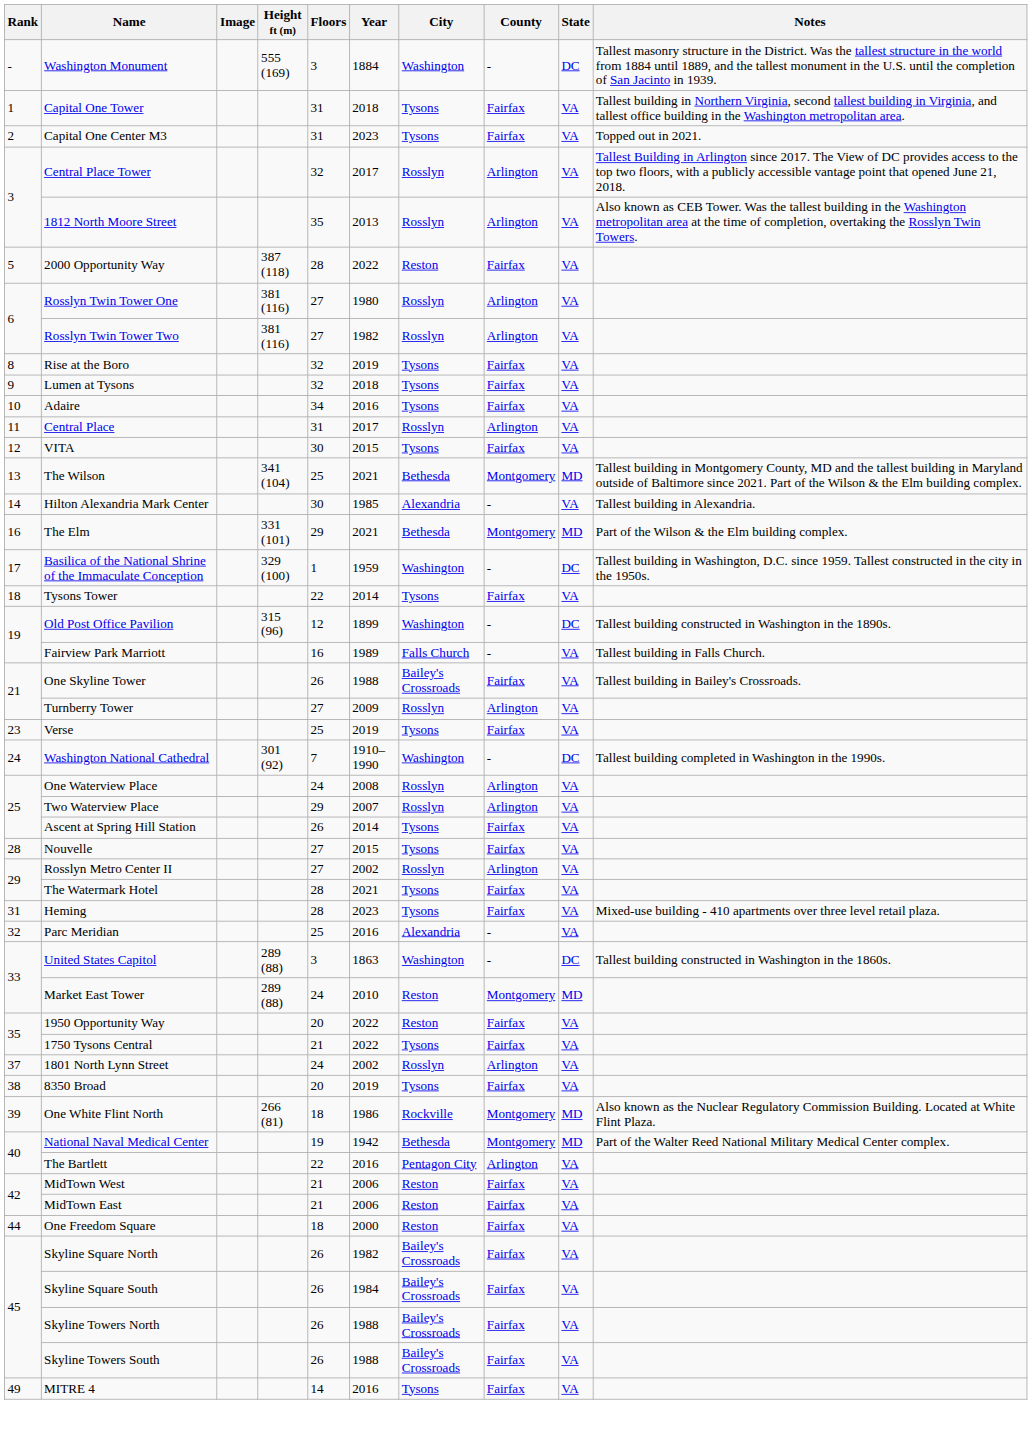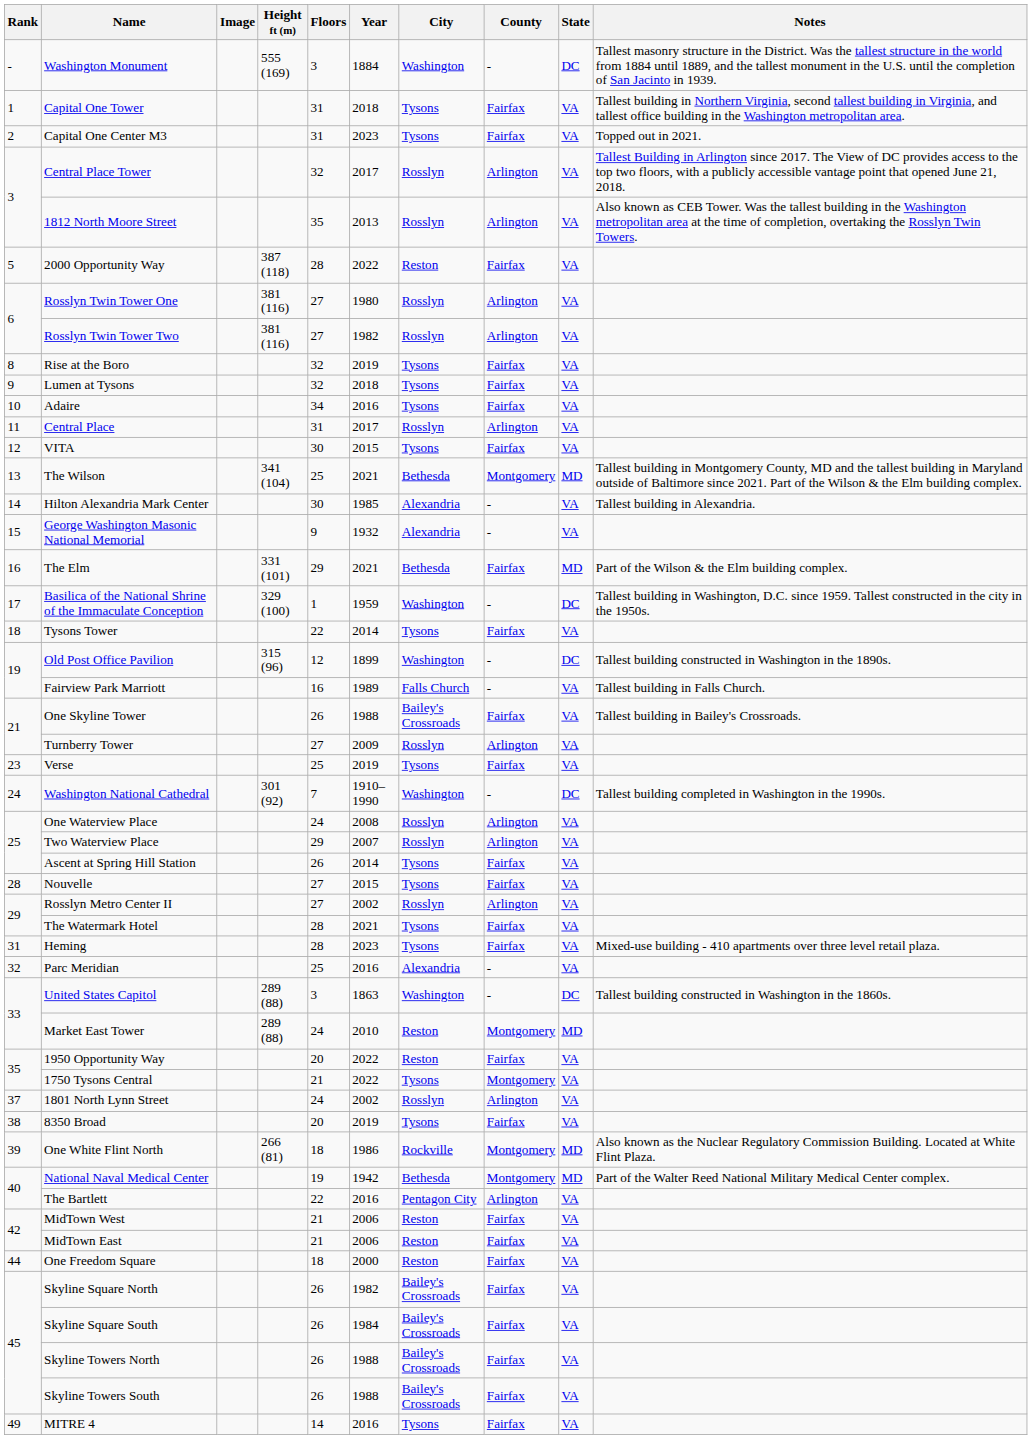+ row: (120, 532)
(521, 532) Montgomery -> (506, 567) Fairfax
(506, 1044) Fairfax -> (521, 1079) Montgomery
